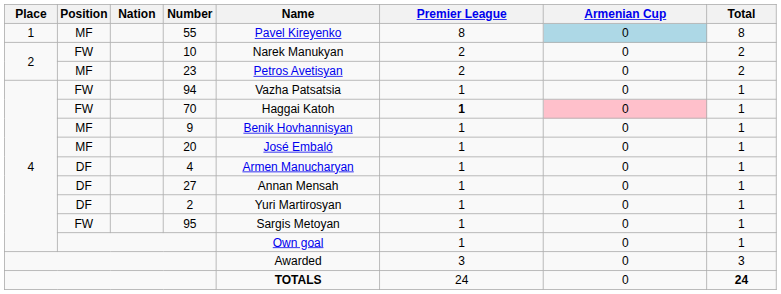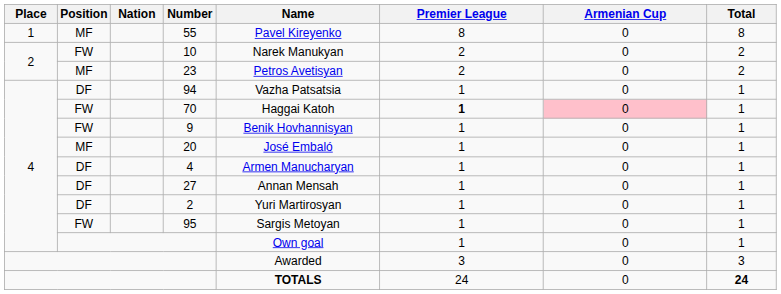(625, 33) lightblue background -> (625, 33) no background
(84, 90) FW -> (84, 90) DF
(84, 128) MF -> (84, 128) FW
